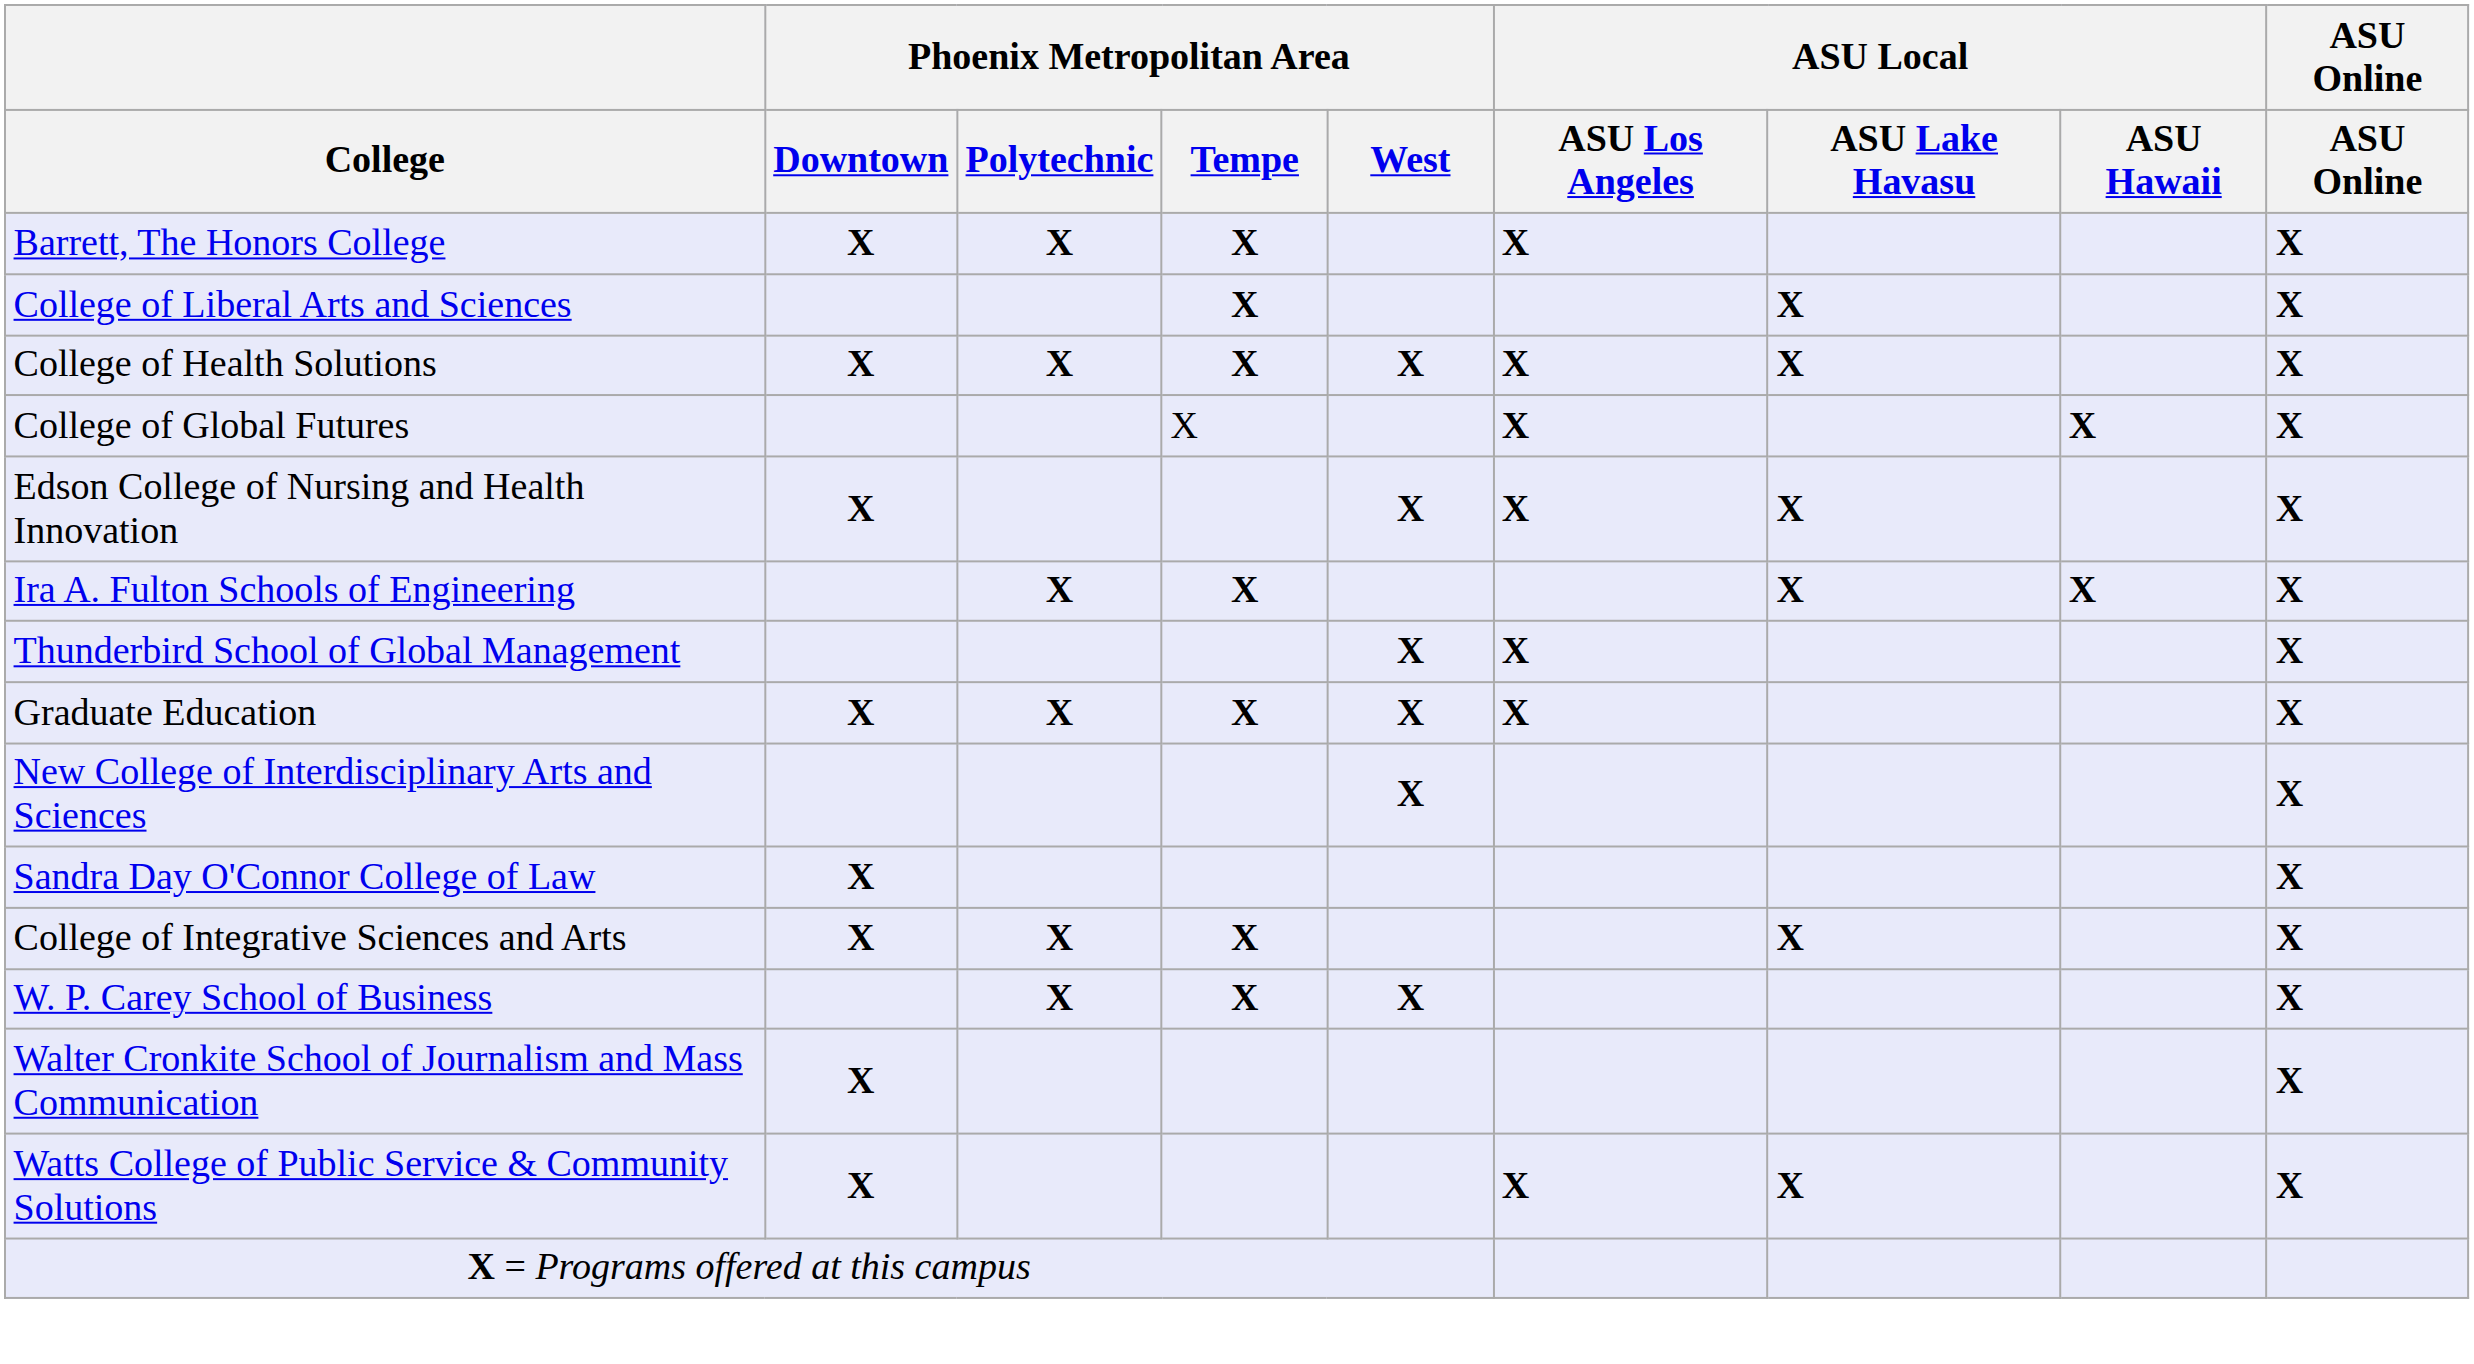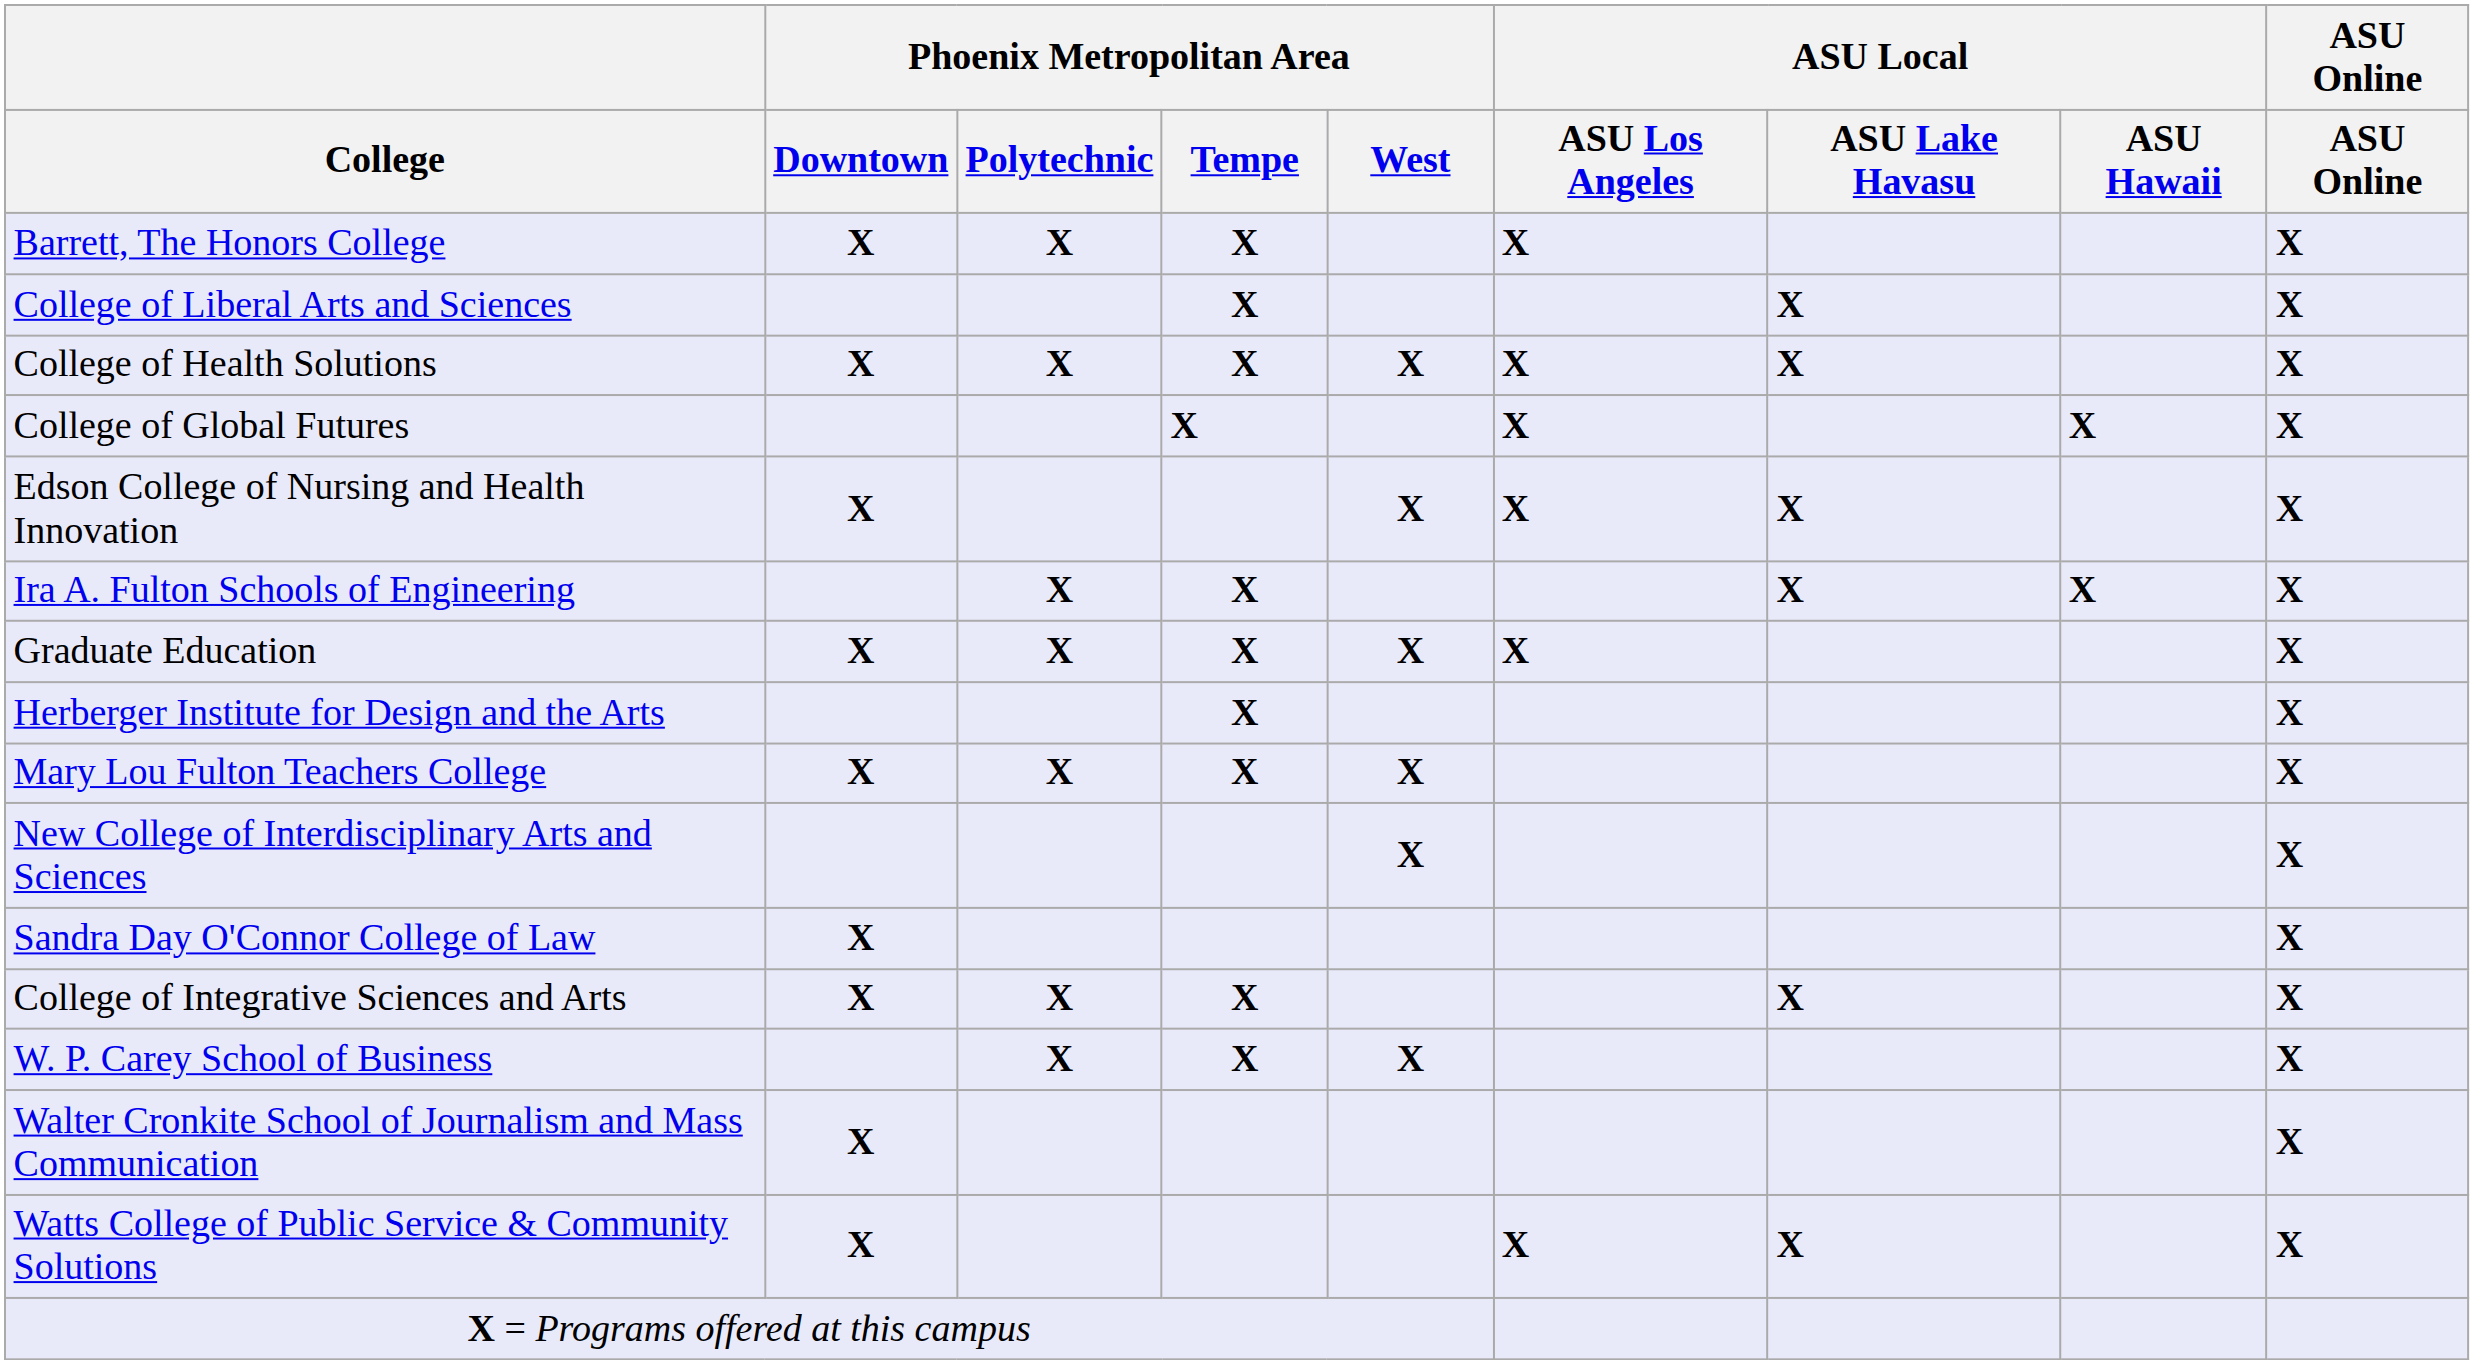(1184, 425) normal -> (1184, 425) bold
- row: (347, 651)
+ row: (339, 712)
+ row: (280, 772)
